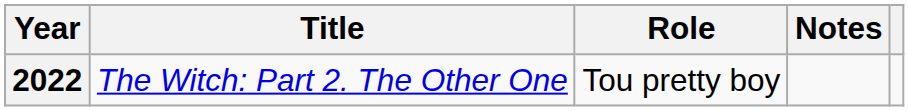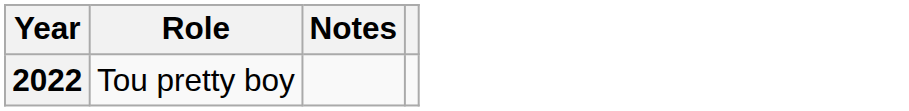- column: (332, 29)
